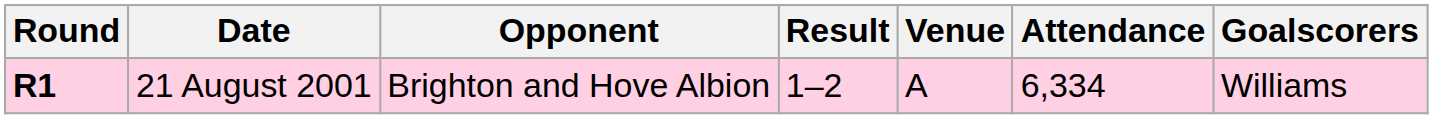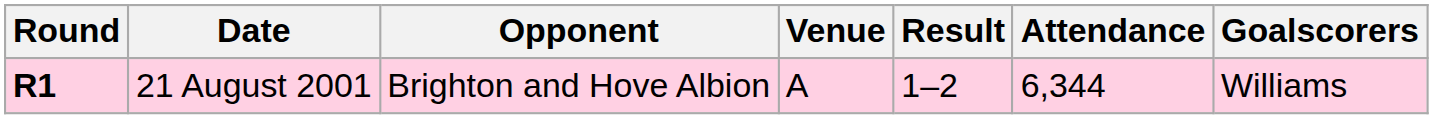columns swapped: (955, 31) <-> (838, 31)
(1063, 85) 6,334 -> (1063, 85) 6,344
